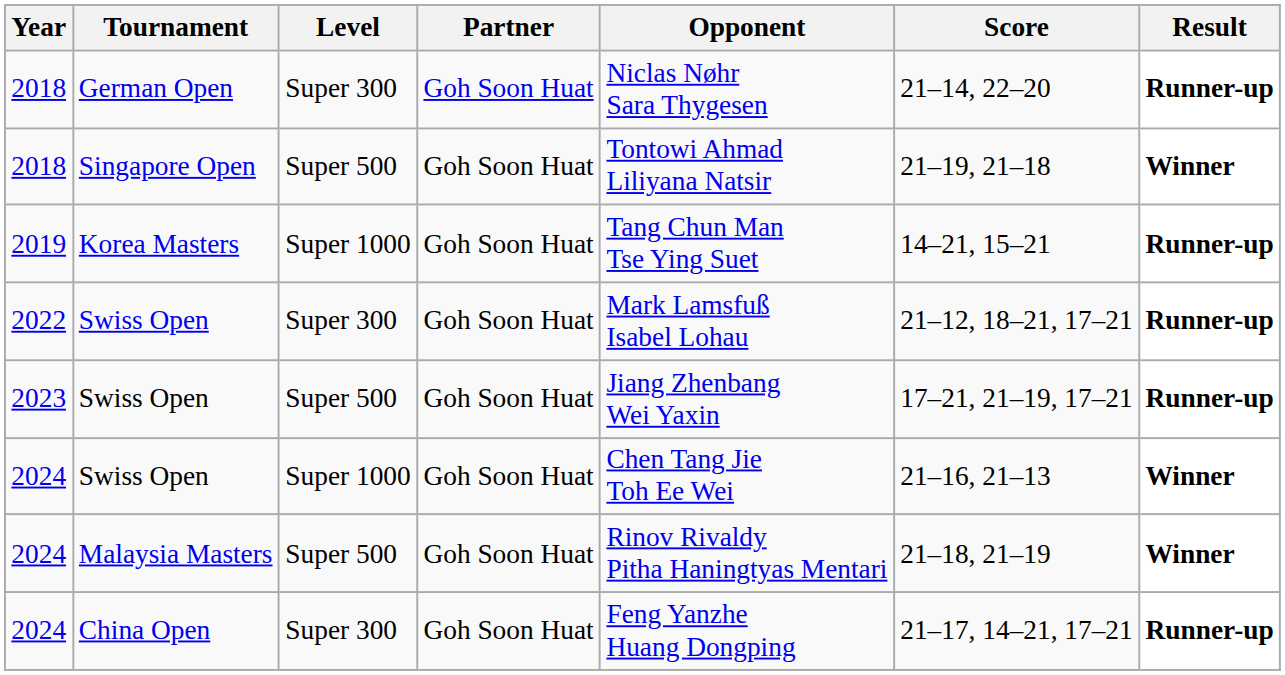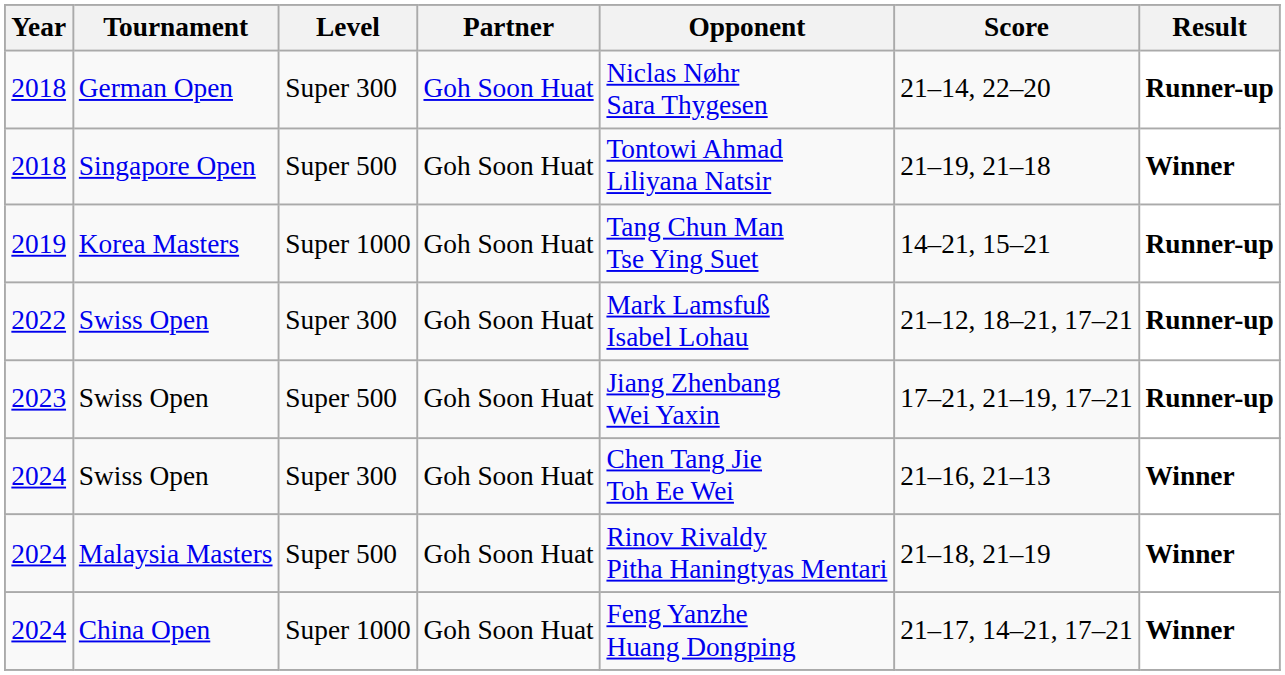(348, 475) Super 1000 -> (341, 475) Super 300
(341, 630) Super 300 -> (348, 630) Super 1000
(1210, 630) Runner-up -> (1190, 630) Winner
